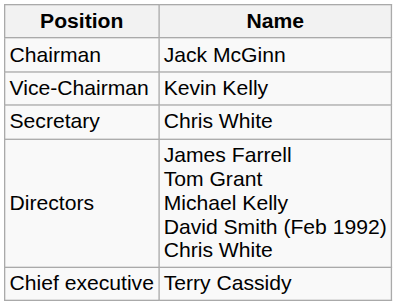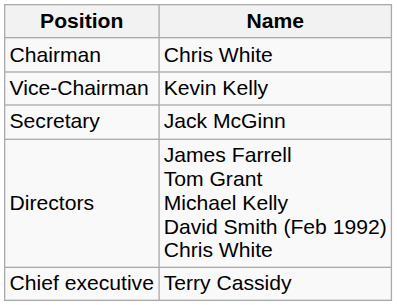(225, 54) Jack McGinn -> (218, 54) Chris White
(218, 121) Chris White -> (225, 121) Jack McGinn
